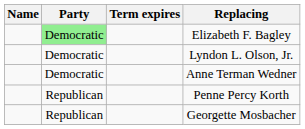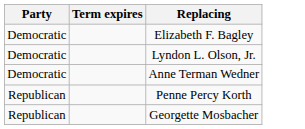- column: (23, 14)
(74, 34) lightgreen background -> (37, 34) no background
